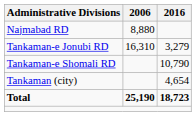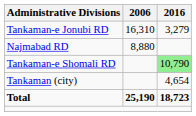rows swapped: (38, 30) <-> (58, 47)
(174, 64) no background -> (174, 64) lightgreen background
